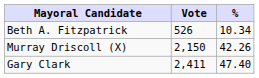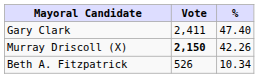rows swapped: (39, 64) <-> (67, 30)
(190, 47) normal -> (190, 47) bold
